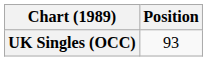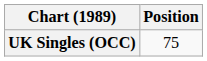(171, 42) 93 -> (171, 42) 75
